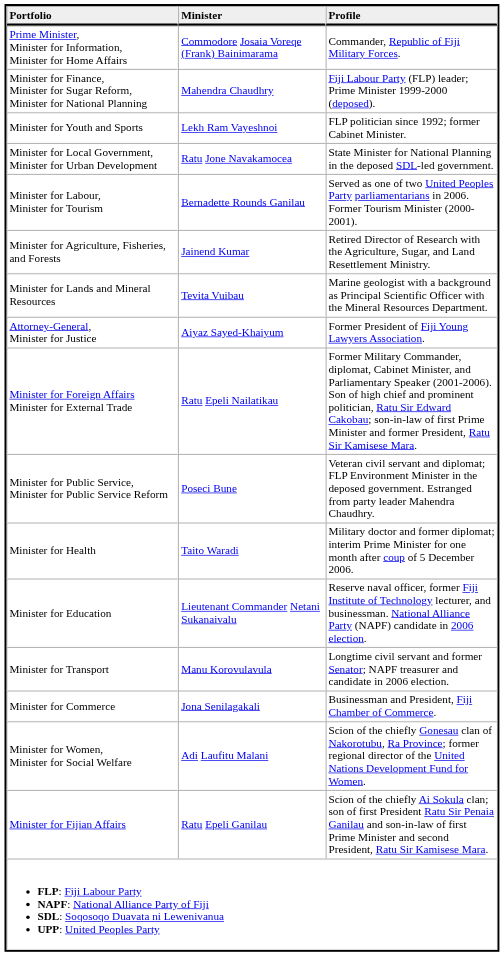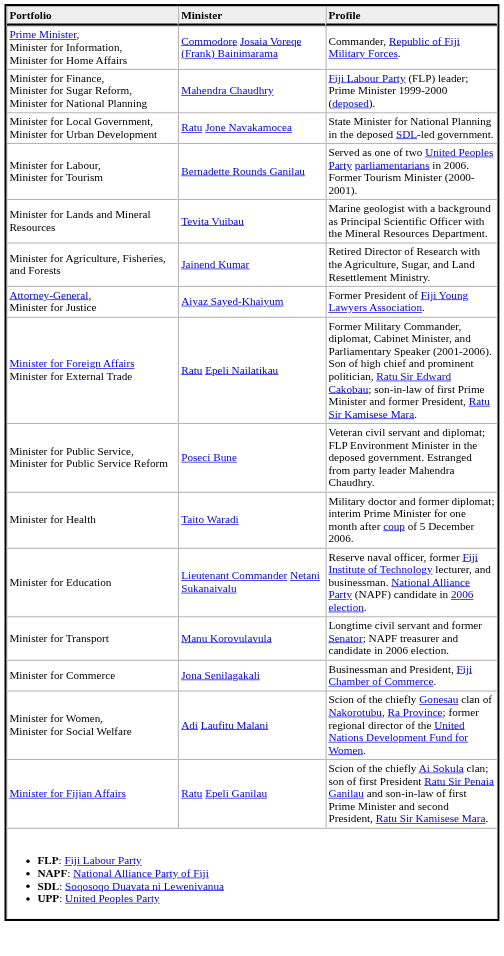- row: (76, 128)
rows swapped: (80, 295) <-> (88, 251)
